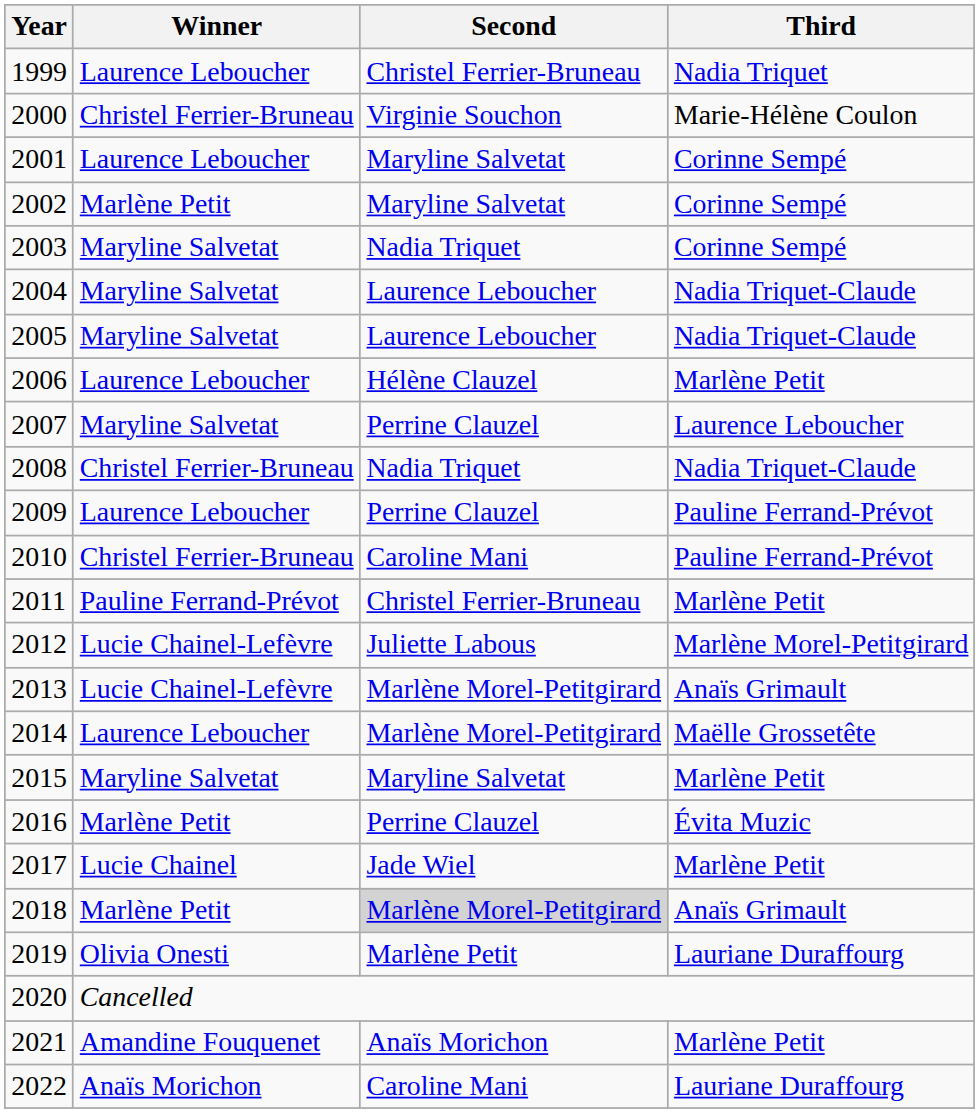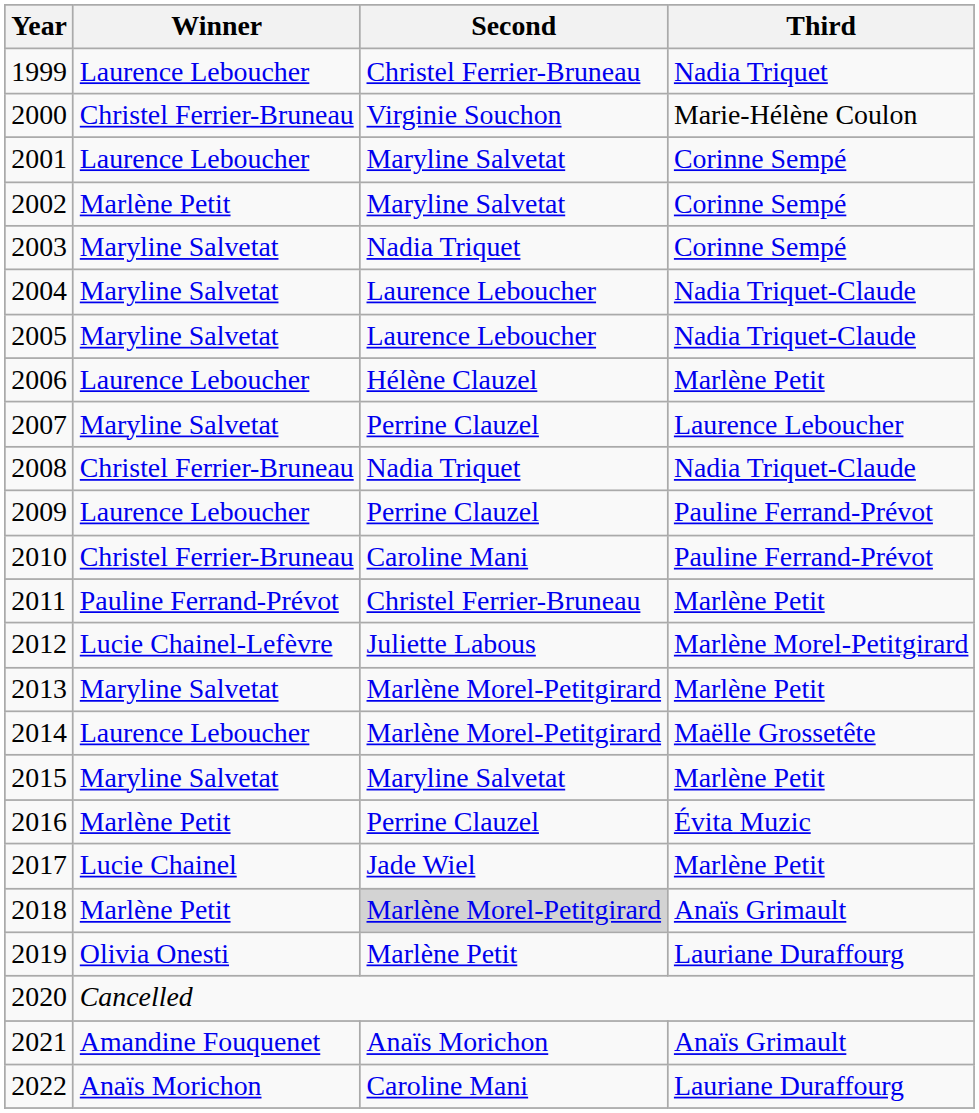(206, 688) Lucie Chainel-Lefèvre -> (179, 688) Maryline Salvetat
(760, 688) Anaïs Grimault -> (749, 688) Marlène Petit
(749, 1042) Marlène Petit -> (760, 1042) Anaïs Grimault
